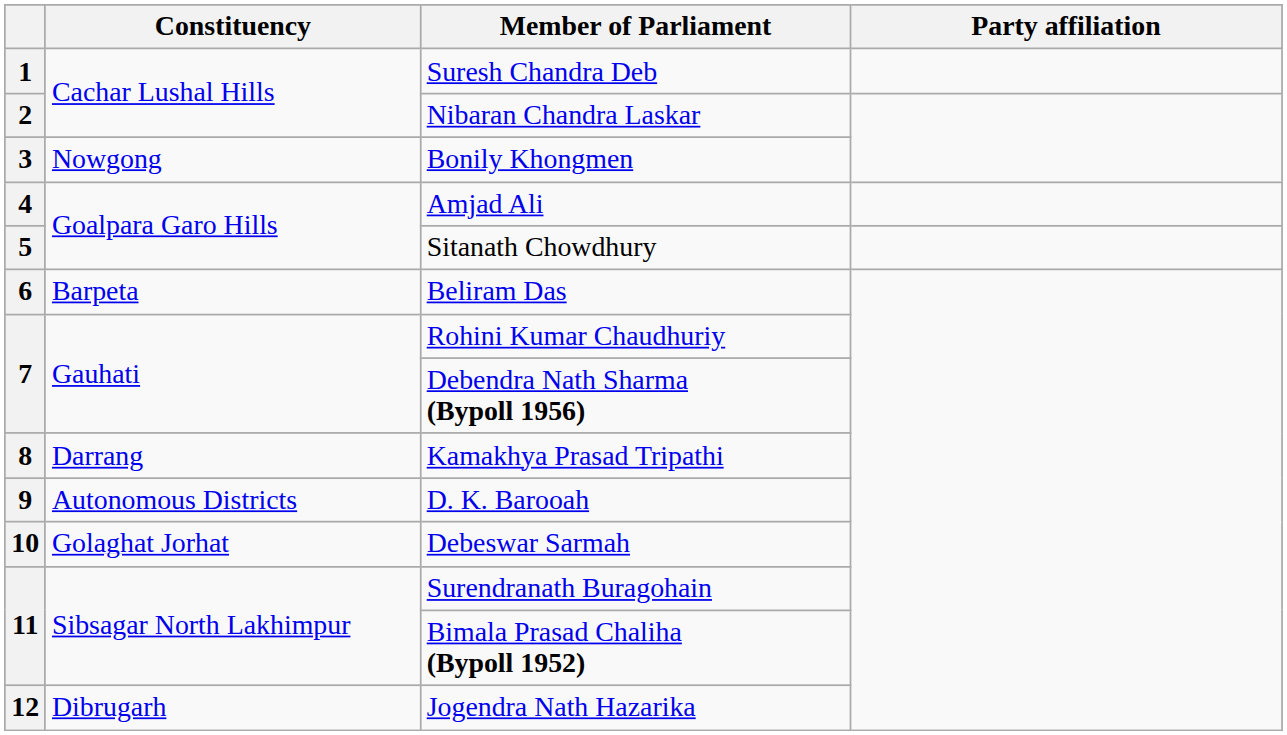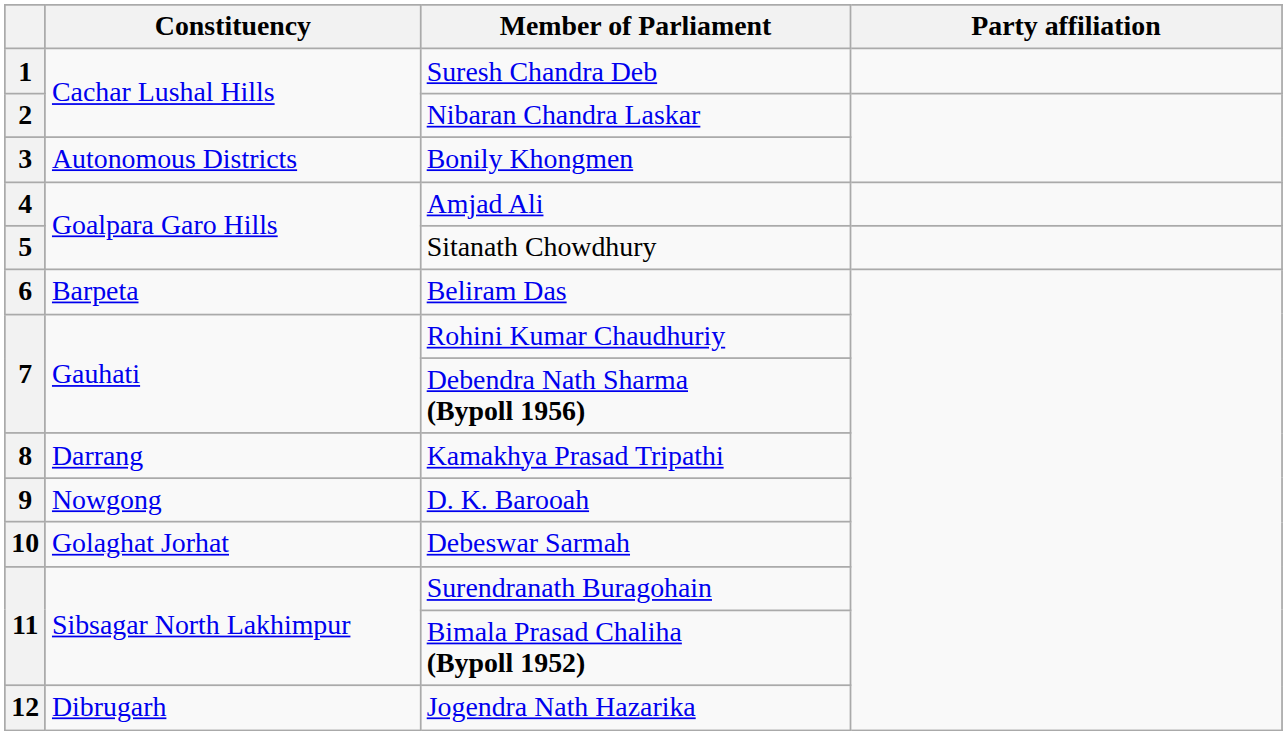(107, 159) Nowgong -> (175, 159) Autonomous Districts
(175, 499) Autonomous Districts -> (107, 499) Nowgong
